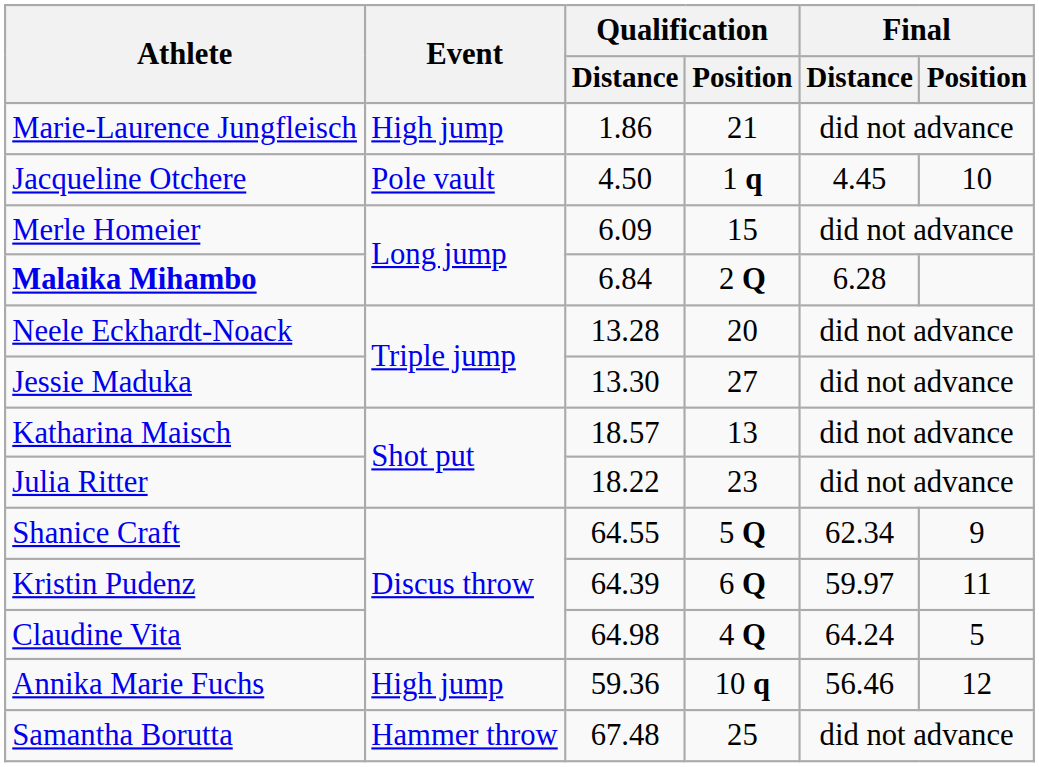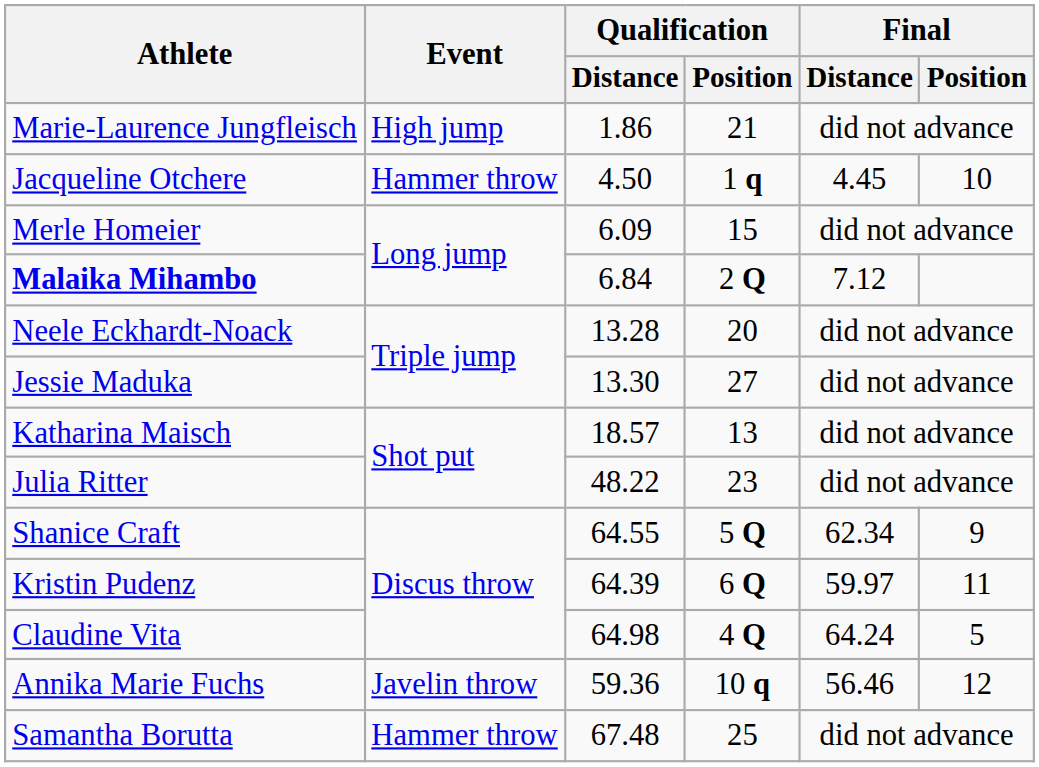(433, 179) Pole vault -> (465, 179) Hammer throw
(860, 280) 6.28 -> (860, 280) 7.12
(625, 482) 18.22 -> (625, 482) 48.22
(437, 685) High jump -> (454, 685) Javelin throw
